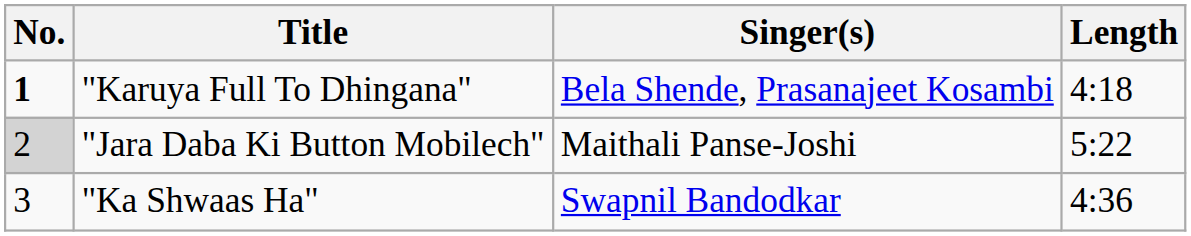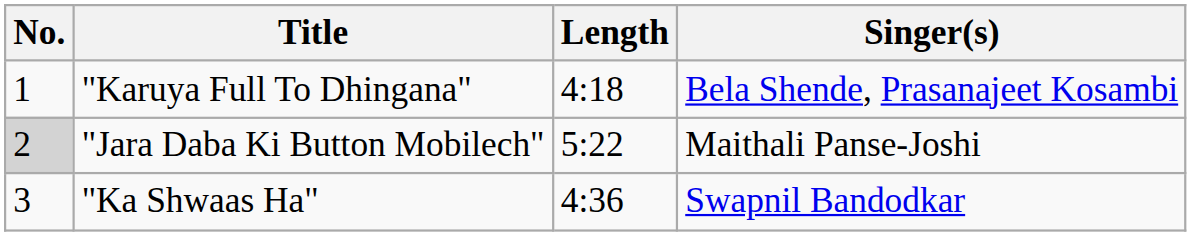columns swapped: (807, 32) <-> (1124, 32)
(22, 88) bold -> (22, 88) normal
